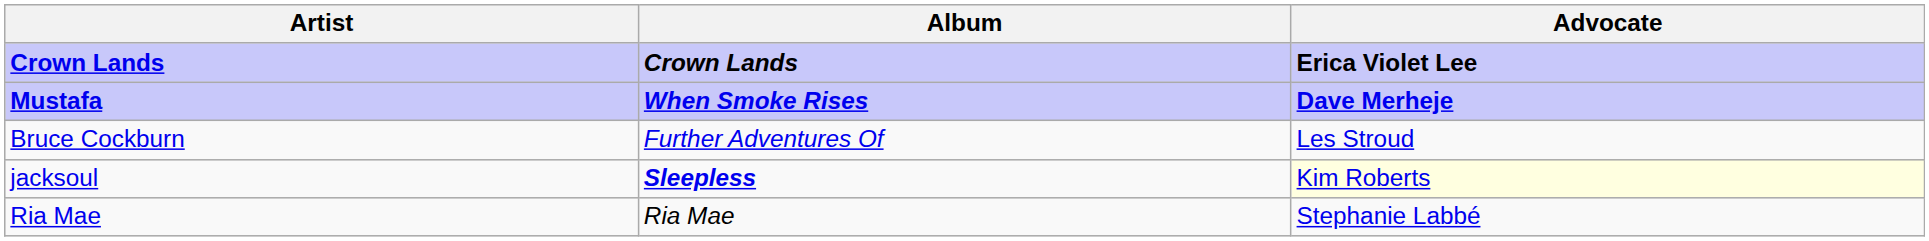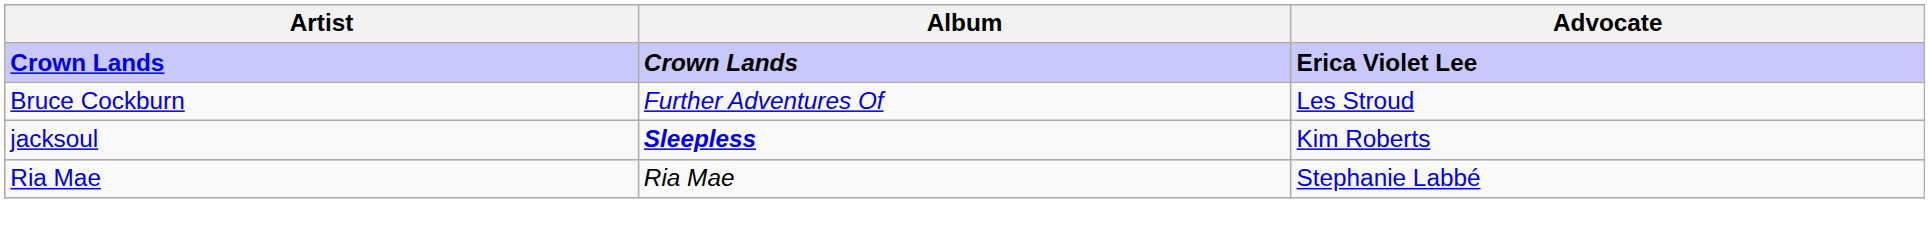- row: (56, 100)
(1363, 178) lightyellow background -> (1363, 139) no background
